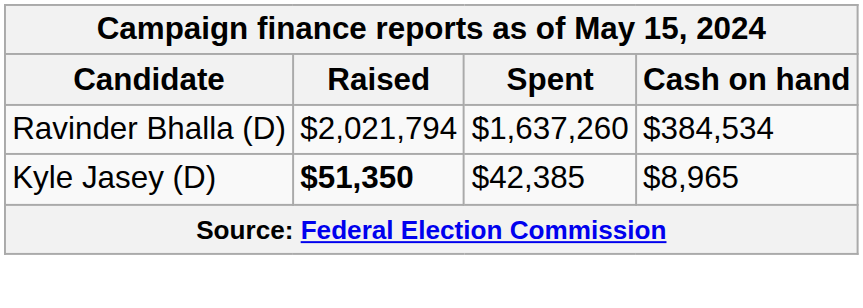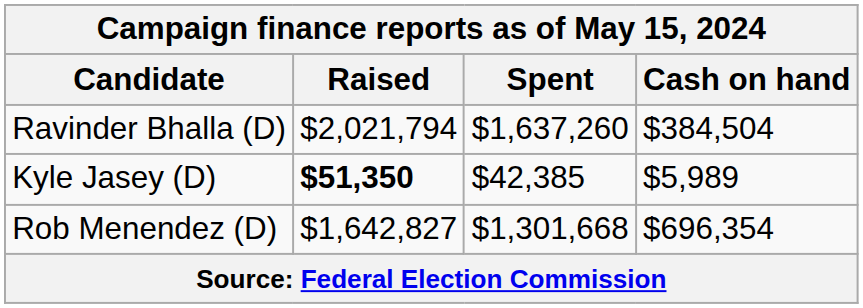(709, 128) $384,534 -> (709, 128) $384,504
(691, 178) $8,965 -> (691, 178) $5,989
+ row: (145, 228)
